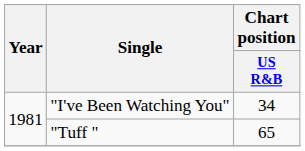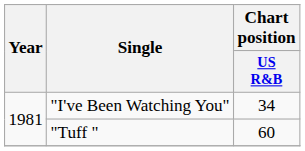(266, 132) 65 -> (266, 132) 60
